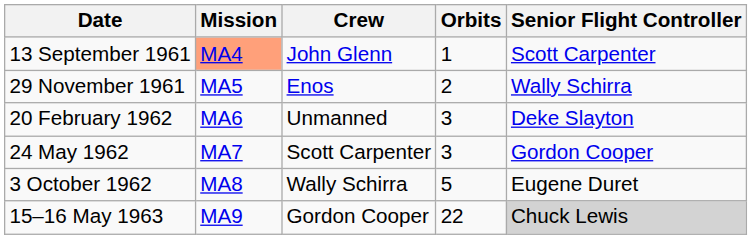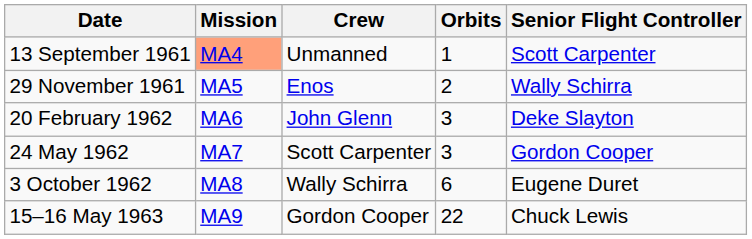(339, 53) John Glenn -> (337, 53) Unmanned
(337, 119) Unmanned -> (339, 119) John Glenn
(446, 184) 5 -> (446, 184) 6
(569, 217) lightgrey background -> (569, 217) no background
